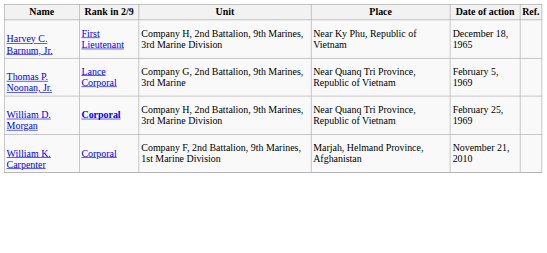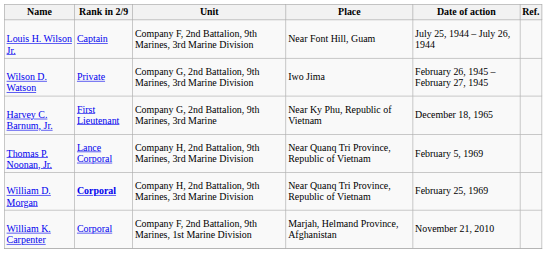+ row: (39, 44)
+ row: (27, 82)
(222, 39) Company H, 2nd Battalion, 9th Marines, 3rd Marine Division -> (197, 115) Company G, 2nd Battalion, 9th Marines, 3rd Marine
(222, 77) Company G, 2nd Battalion, 9th Marines, 3rd Marine -> (197, 153) Company H, 2nd Battalion, 9th Marines, 3rd Marine Division
